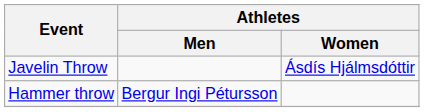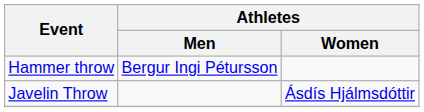rows swapped: (58, 69) <-> (61, 94)
